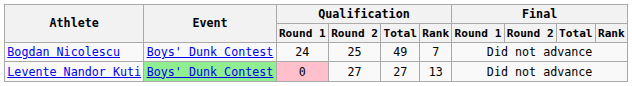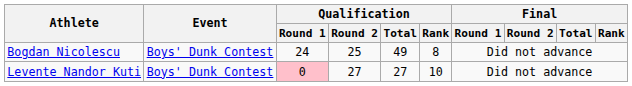(436, 52) 7 -> (436, 52) 8
(210, 72) lightgreen background -> (210, 72) no background
(436, 72) 13 -> (436, 72) 10
